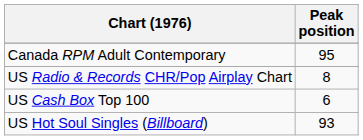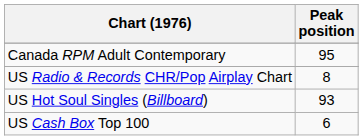rows swapped: (108, 123) <-> (78, 100)
